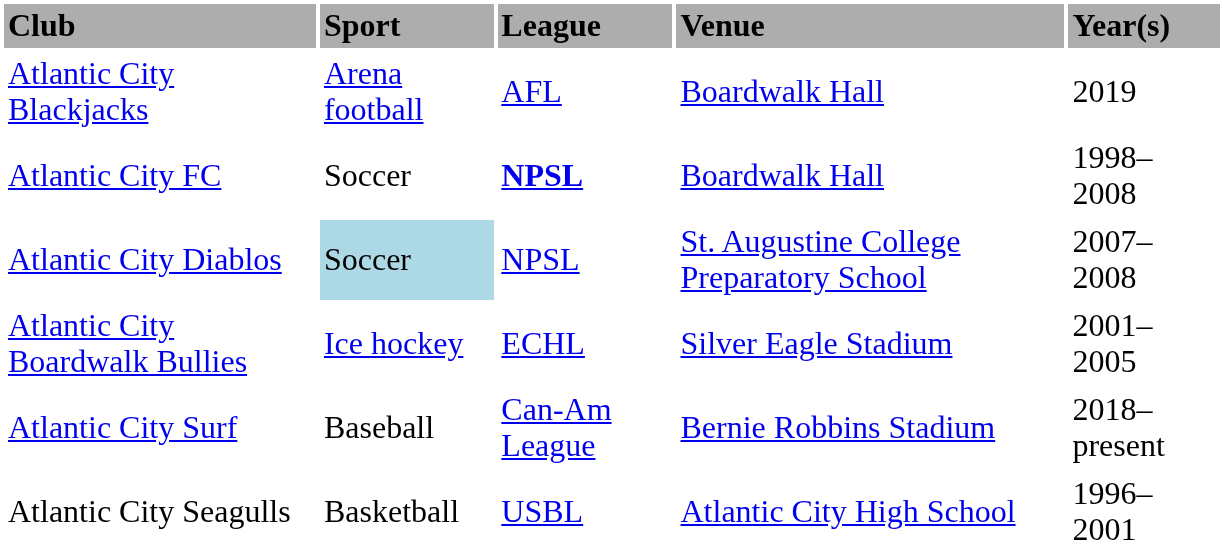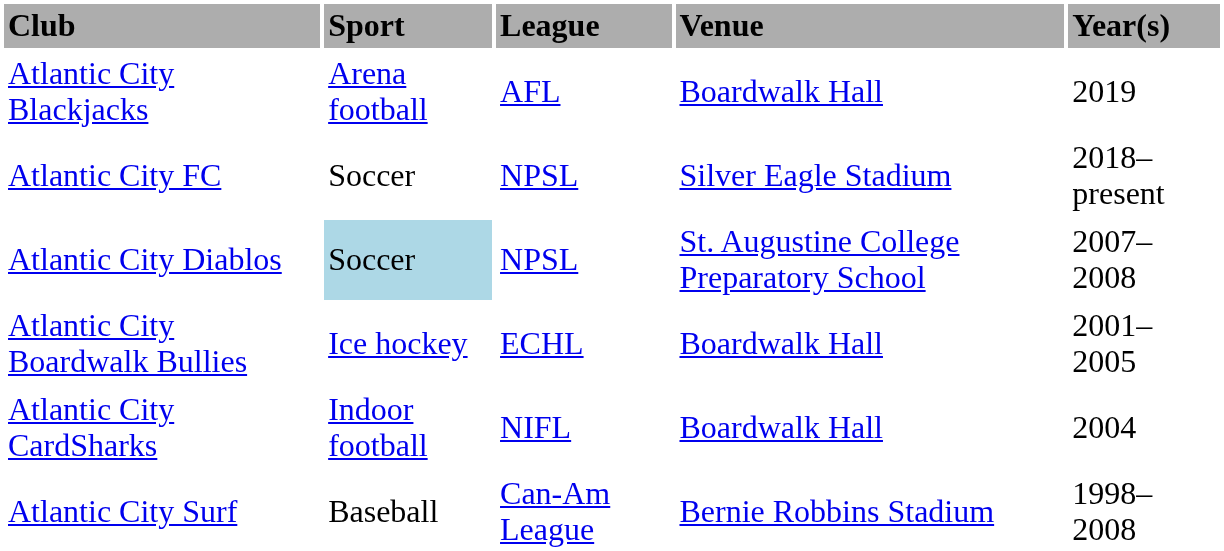(542, 175) bold -> (539, 175) normal
(782, 175) Boardwalk Hall -> (815, 175) Silver Eagle Stadium
(1112, 175) 1998–2008 -> (1119, 175) 2018–present
(816, 343) Silver Eagle Stadium -> (781, 343) Boardwalk Hall
+ row: (91, 427)
(1119, 427) 2018–present -> (1112, 511) 1998–2008
- row: (149, 511)
